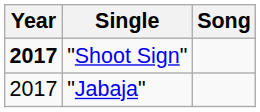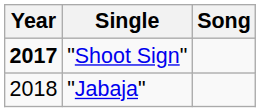(33, 89) 2017 -> (33, 89) 2018
